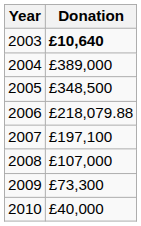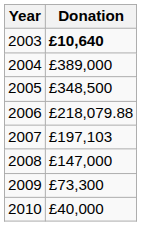(80, 137) £197,100 -> (80, 137) £197,103
(80, 161) £107,000 -> (80, 161) £147,000
